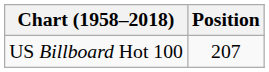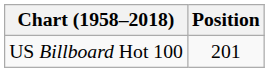(226, 51) 207 -> (226, 51) 201
